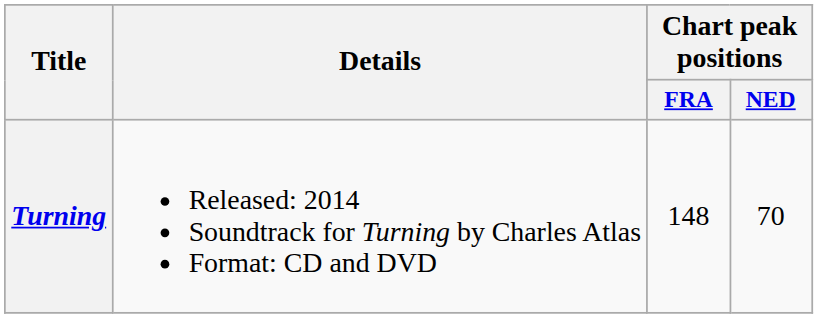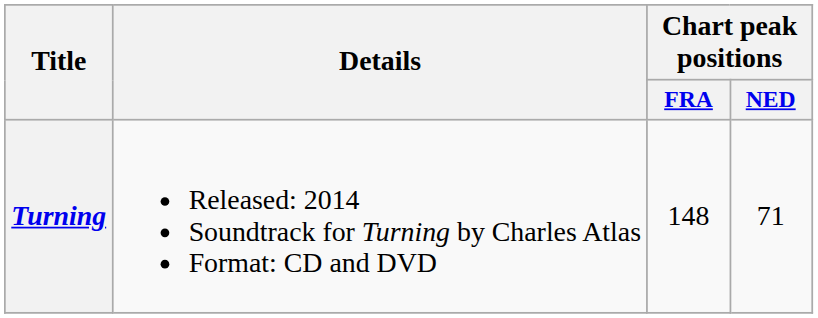(771, 215) 70 -> (771, 215) 71
